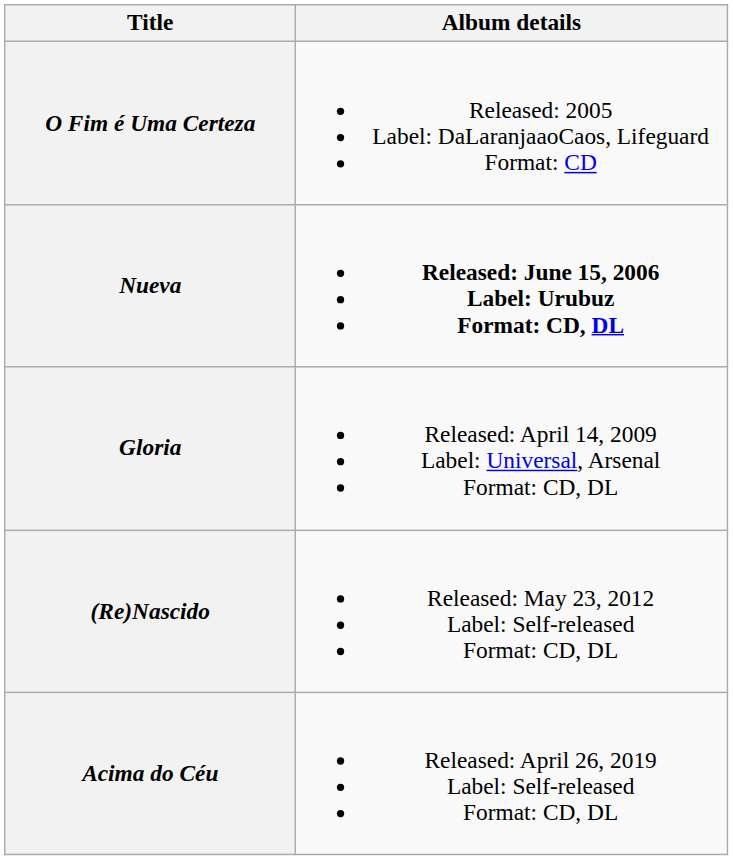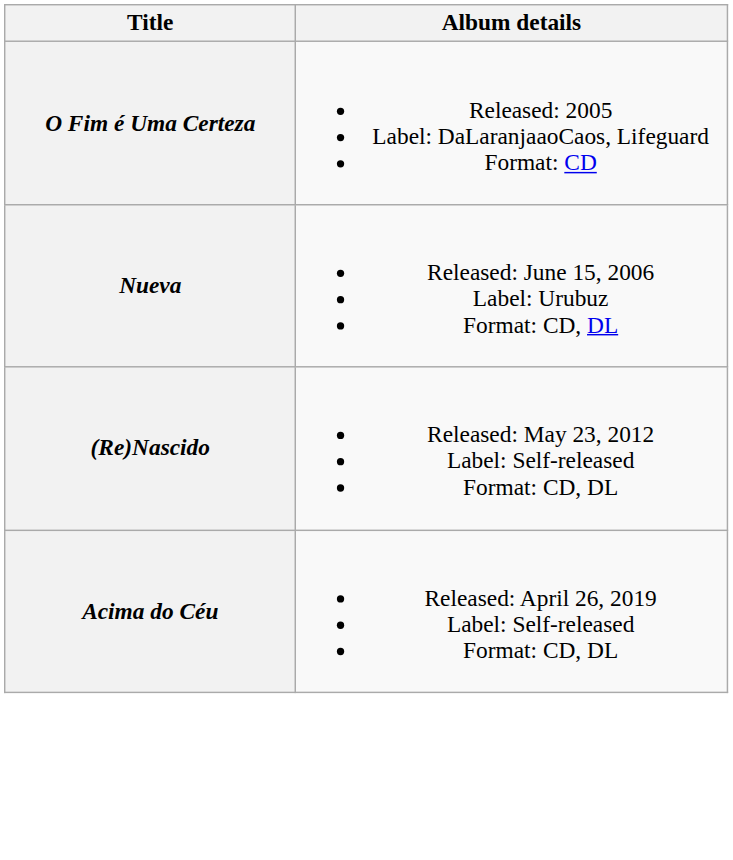(511, 299) bold -> (511, 299) normal
- row: (150, 448)
